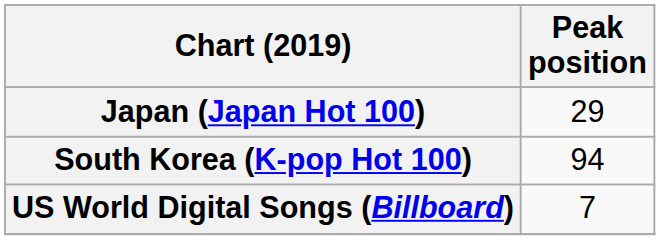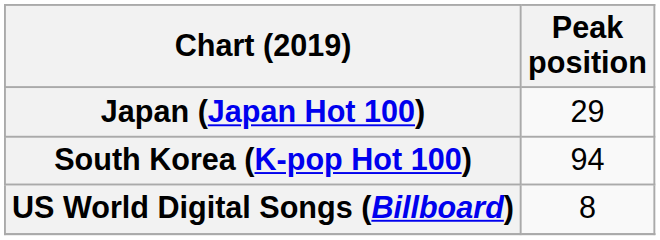(588, 208) 7 -> (588, 208) 8
